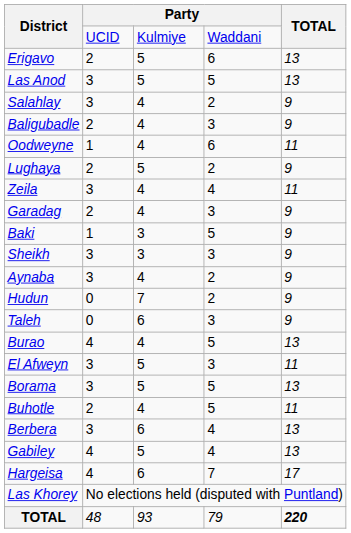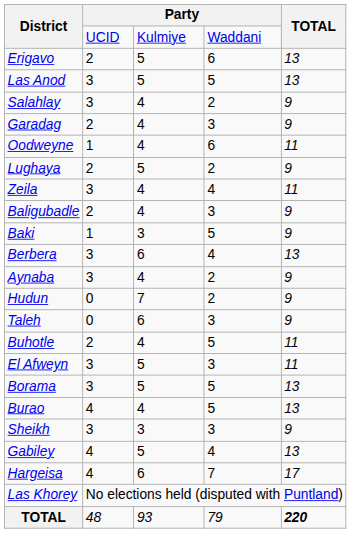rows swapped: (34, 211) <-> (44, 124)
rows swapped: (29, 255) <-> (32, 430)
rows swapped: (31, 408) <-> (26, 342)
